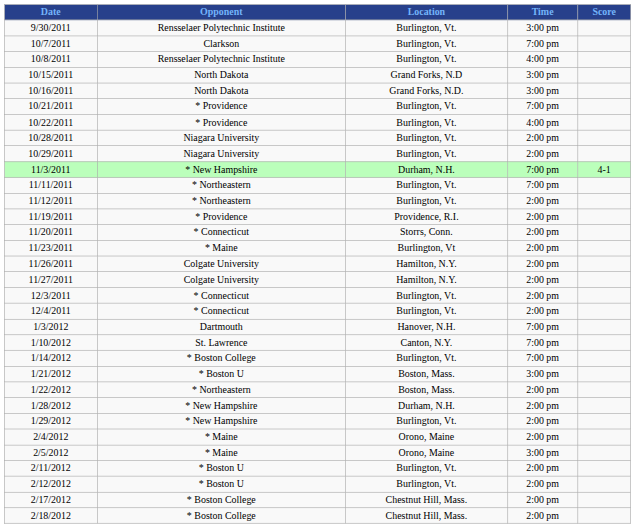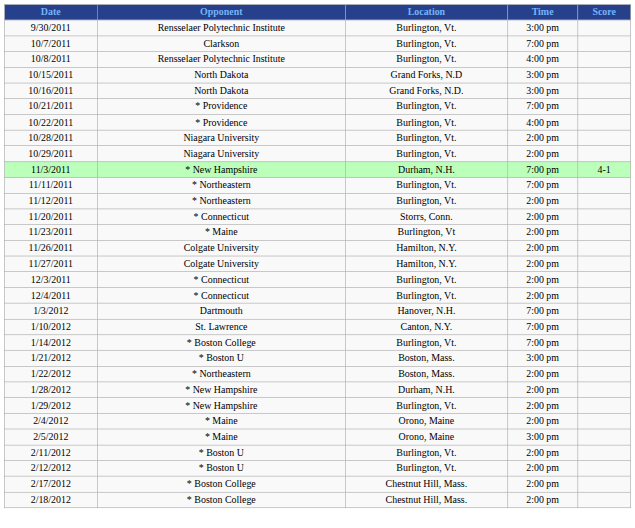- row: (51, 216)
